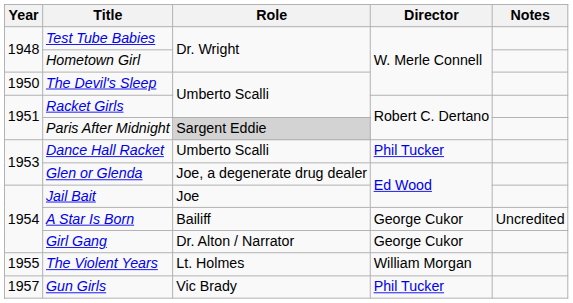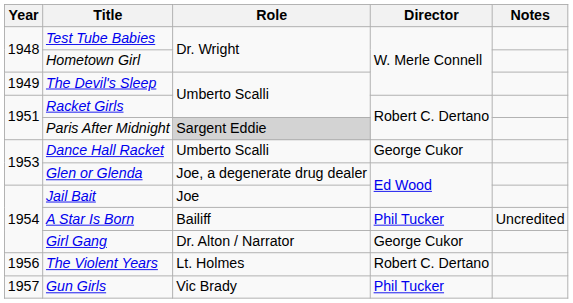(24, 83) 1950 -> (24, 83) 1949
(409, 151) Phil Tucker -> (418, 151) George Cukor
(418, 219) George Cukor -> (409, 219) Phil Tucker
(24, 264) 1955 -> (24, 264) 1956
(423, 264) William Morgan -> (431, 264) Robert C. Dertano
